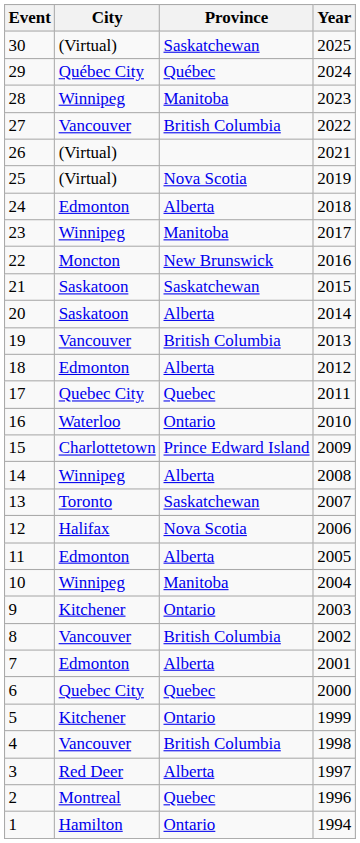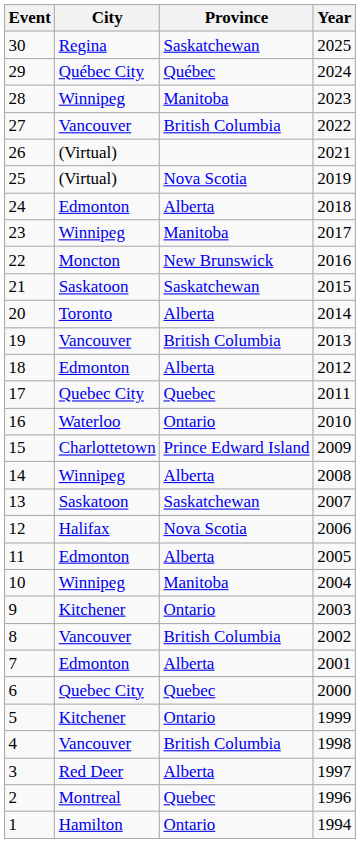(88, 44) (Virtual) -> (83, 44) Regina
(94, 313) Saskatoon -> (85, 313) Toronto
(85, 502) Toronto -> (94, 502) Saskatoon
